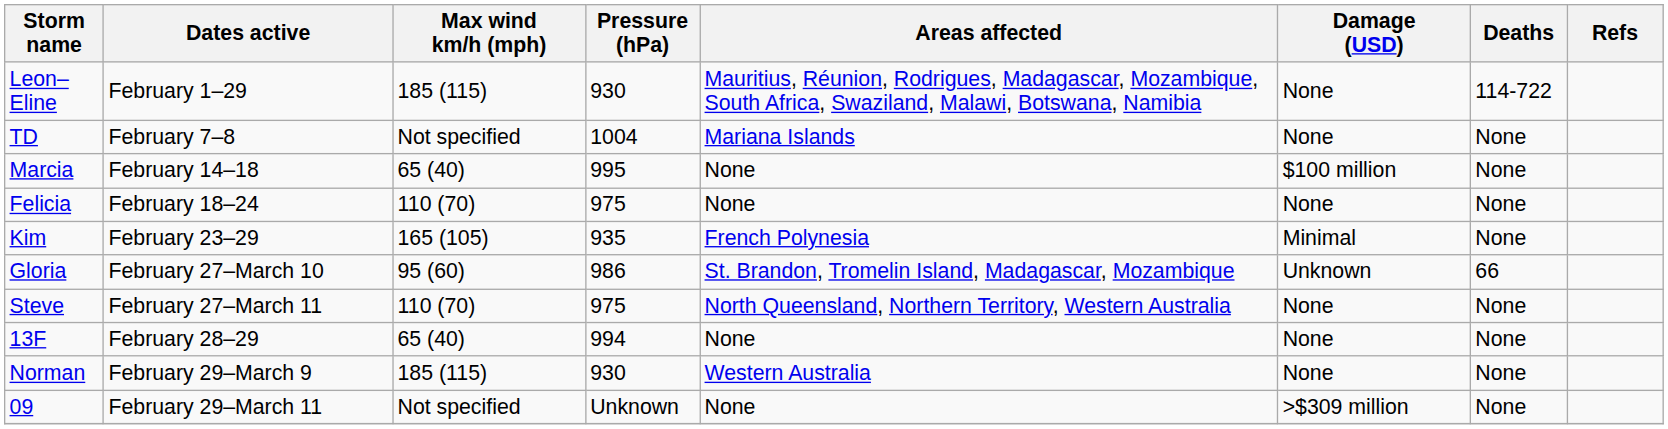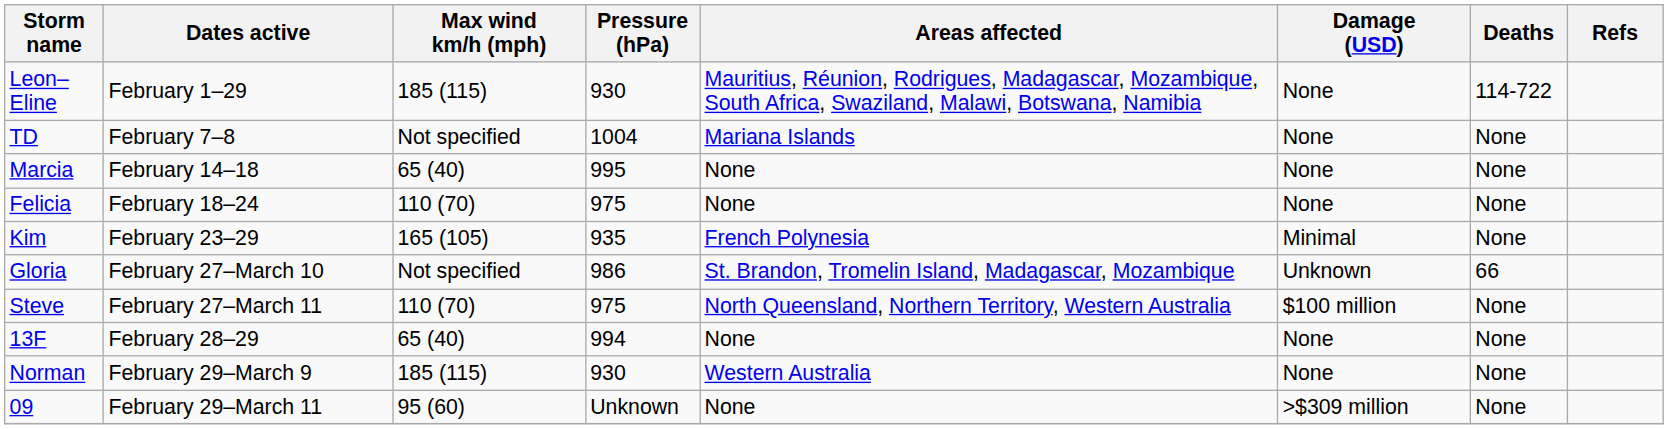(1339, 170) $100 million -> (1308, 170) None
(431, 271) 95 (60) -> (459, 271) Not specified
(1308, 305) None -> (1339, 305) $100 million
(459, 406) Not specified -> (431, 406) 95 (60)
